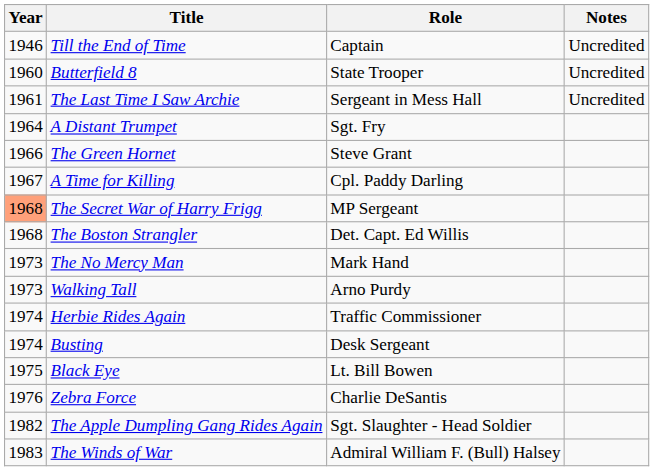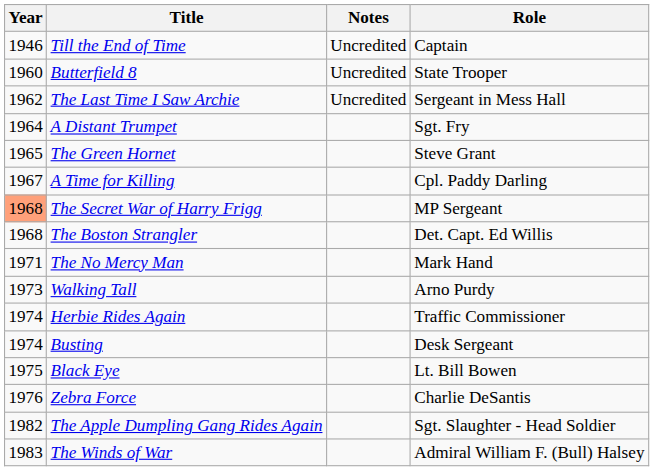columns swapped: (445, 18) <-> (606, 18)
(26, 99) 1961 -> (26, 99) 1962
(26, 153) 1966 -> (26, 153) 1965
(26, 262) 1973 -> (26, 262) 1971
